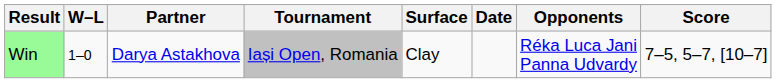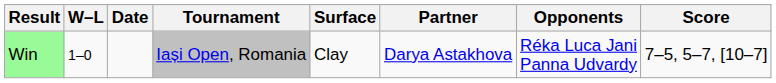columns swapped: (494, 17) <-> (176, 17)
